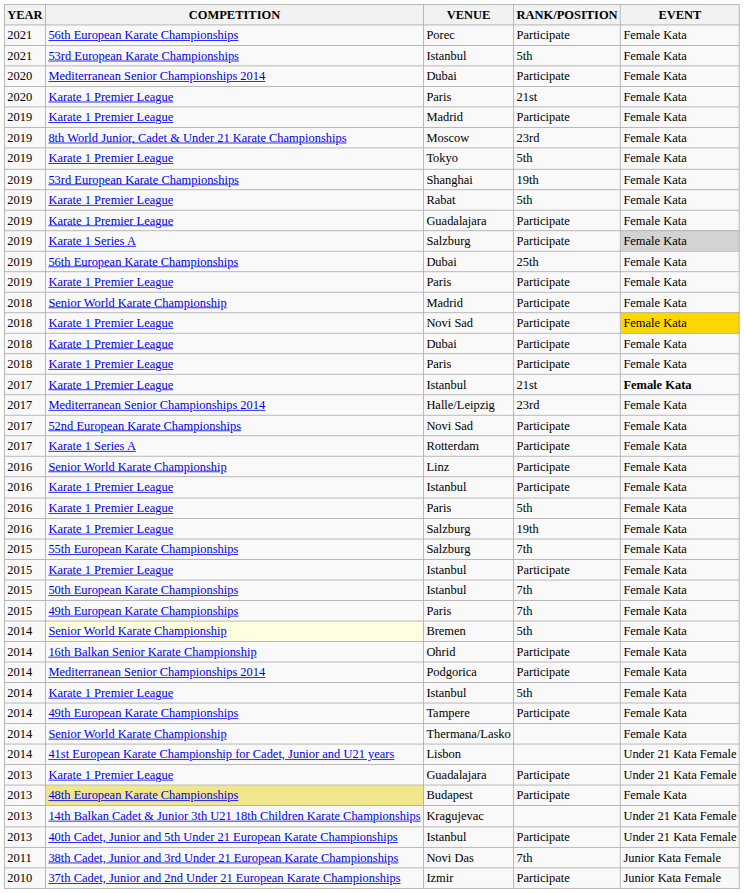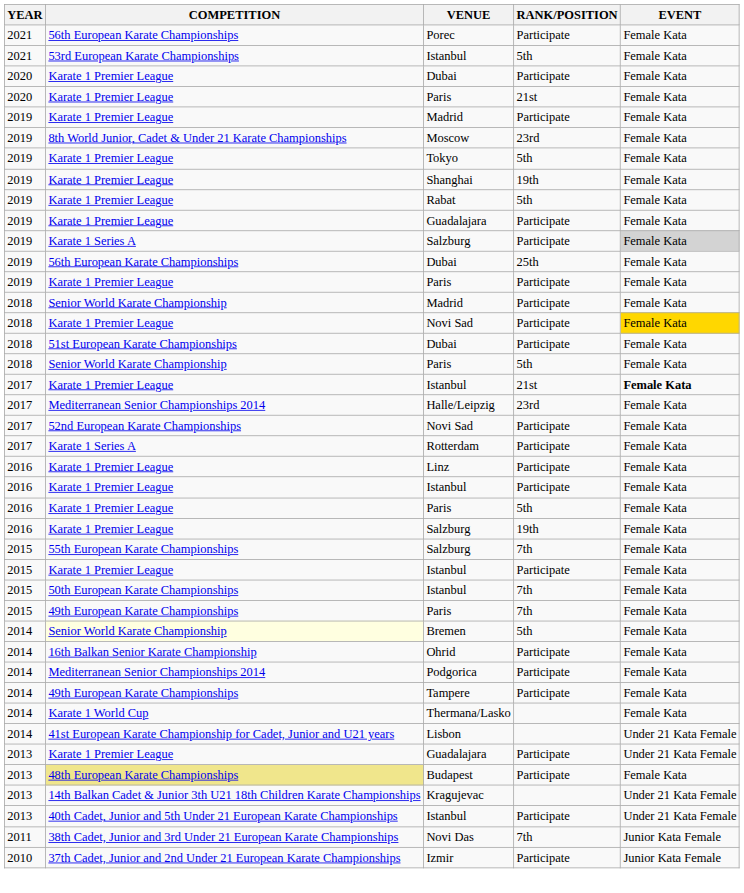(157, 76) Mediterranean Senior Championships 2014 -> (111, 76) Karate 1 Premier League
(144, 179) 53rd European Karate Championships -> (111, 179) Karate 1 Premier League
(111, 343) Karate 1 Premier League -> (143, 343) 51st European Karate Championships
(111, 364) Karate 1 Premier League -> (138, 364) Senior World Karate Championship
(543, 364) Participate -> (525, 364) 5th
(138, 467) Senior World Karate Championship -> (111, 467) Karate 1 Premier League
- row: (20, 693)
(138, 734) Senior World Karate Championship -> (98, 713) Karate 1 World Cup
